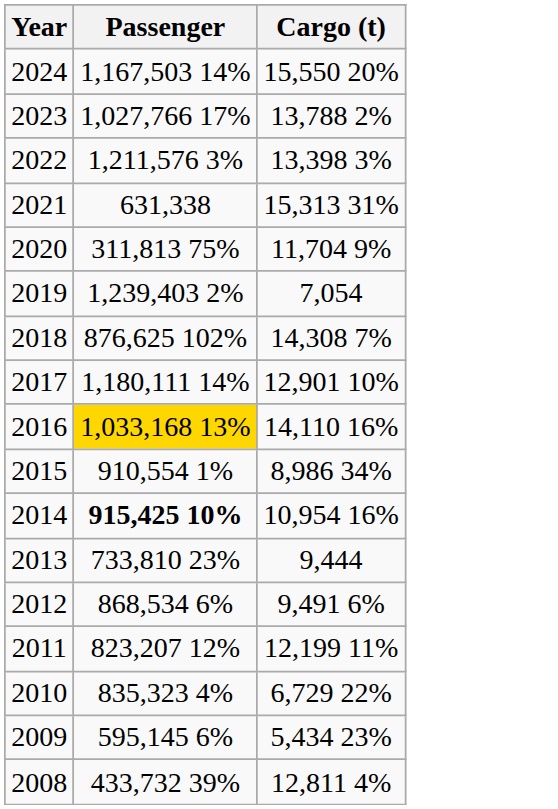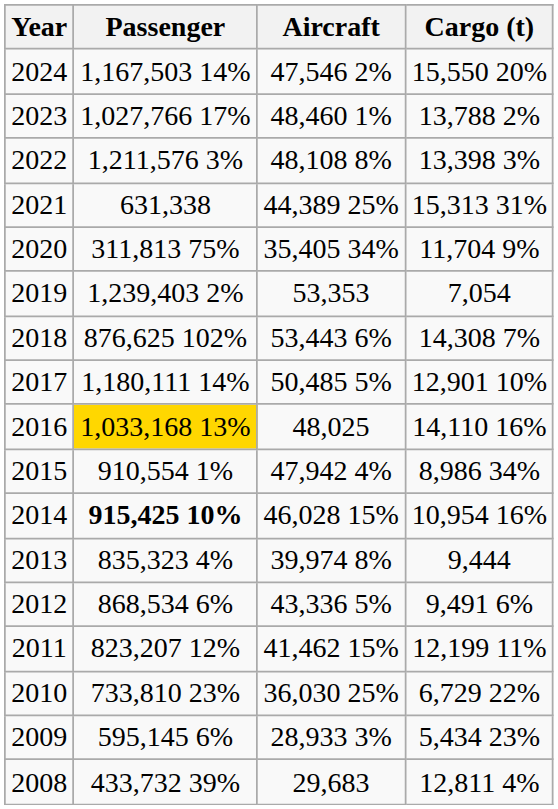+ column: (331, 26)
(165, 559) 733,810 23% -> (165, 559) 835,323 4%
(165, 692) 835,323 4% -> (165, 692) 733,810 23%
